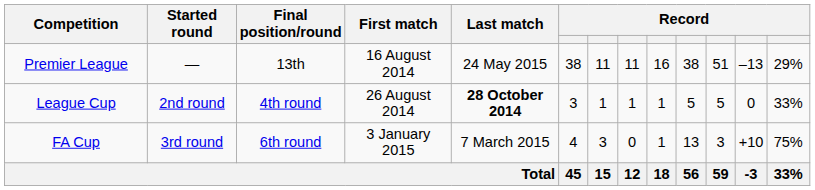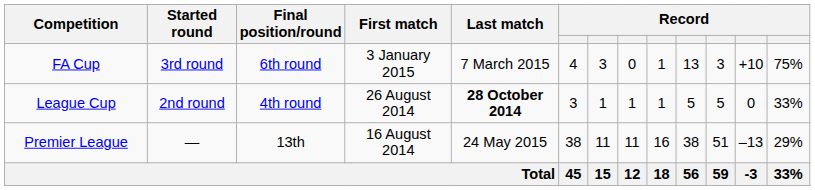rows swapped: (76, 63) <-> (76, 142)
